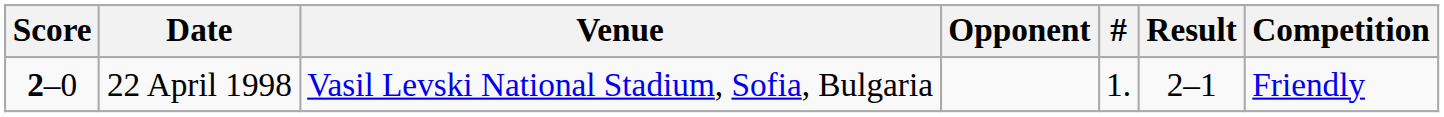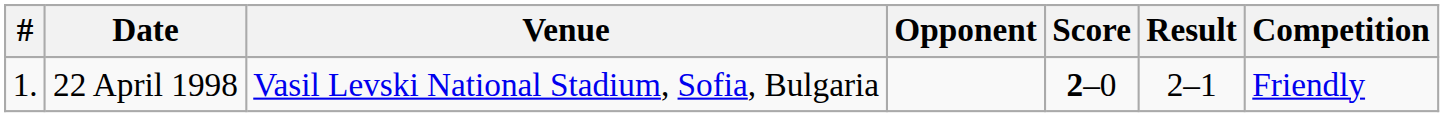columns swapped: (1119, 30) <-> (52, 30)
